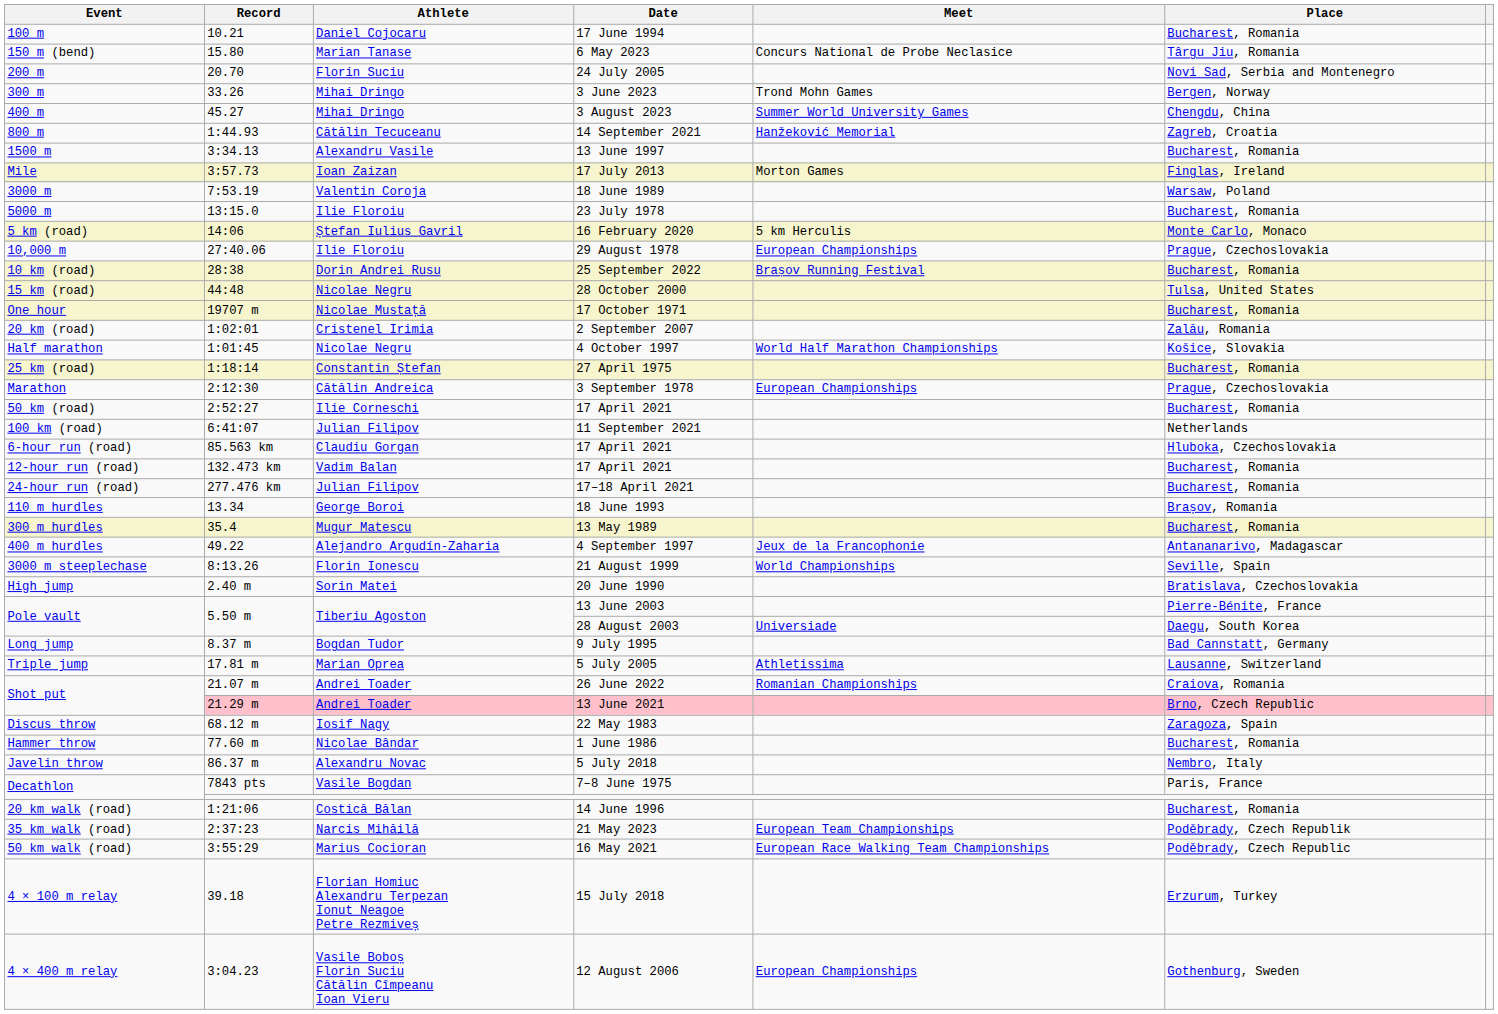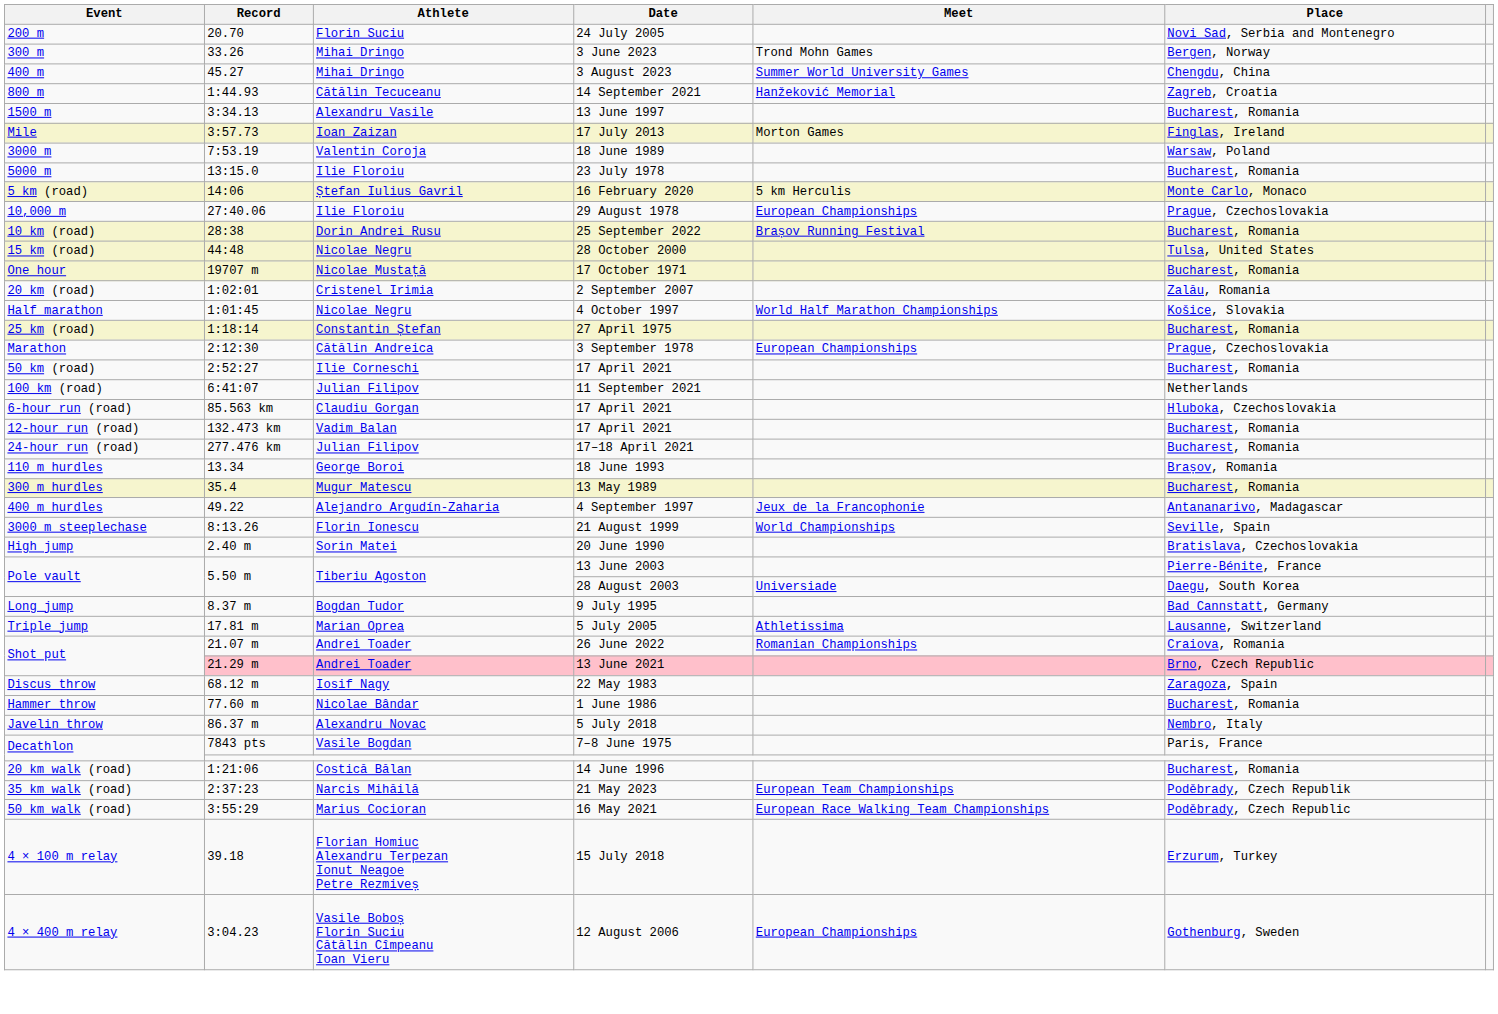- row: (26, 34)
- row: (51, 54)
